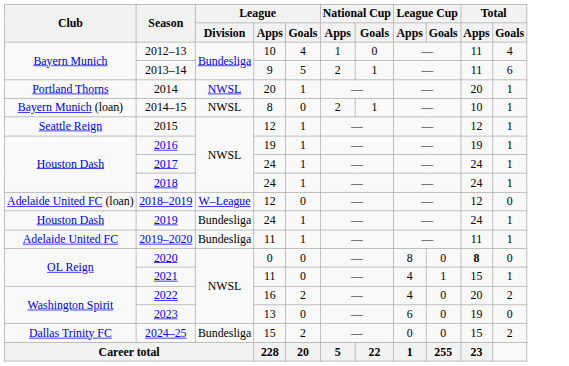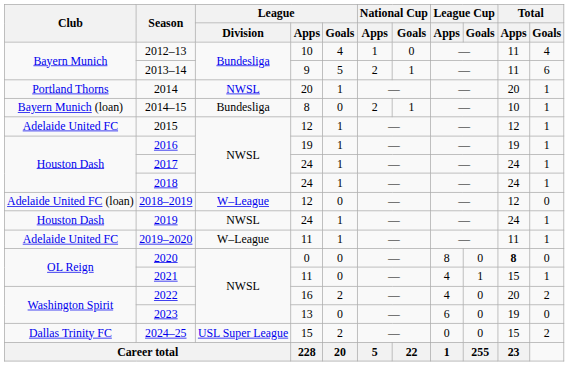(225, 107) NWSL -> (243, 107) Bundesliga
(70, 126) Seattle Reign -> (70, 126) Adelaide United FC
(225, 220) Bundesliga -> (243, 220) NWSL
(225, 239) Bundesliga -> (243, 239) W–League
(225, 333) Bundesliga -> (243, 333) USL Super League
